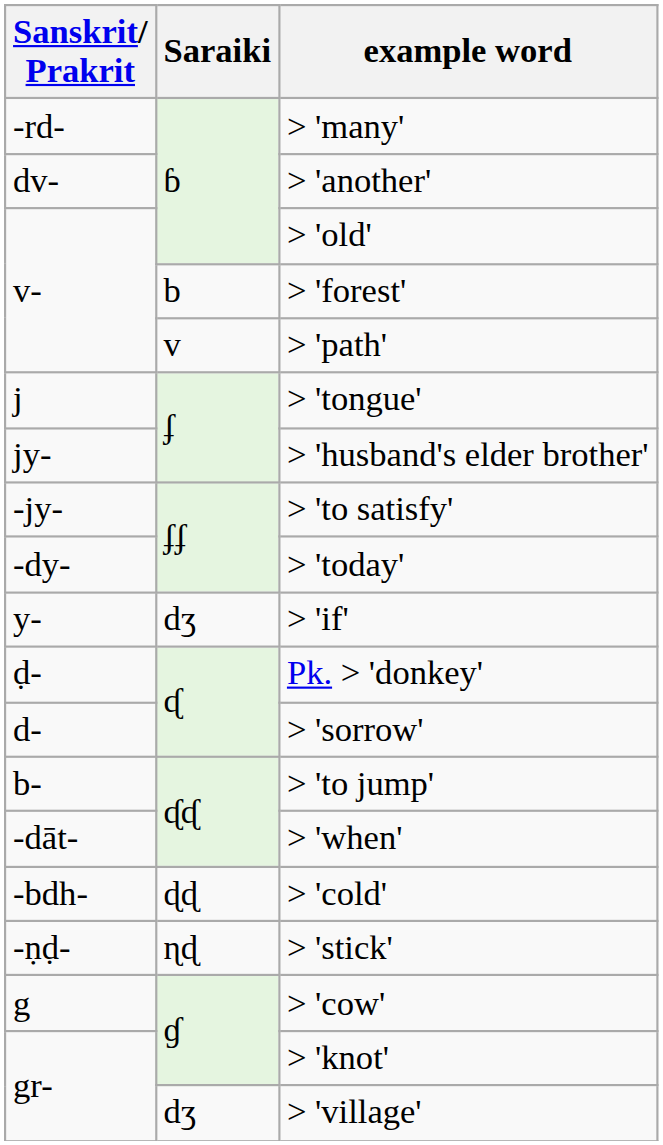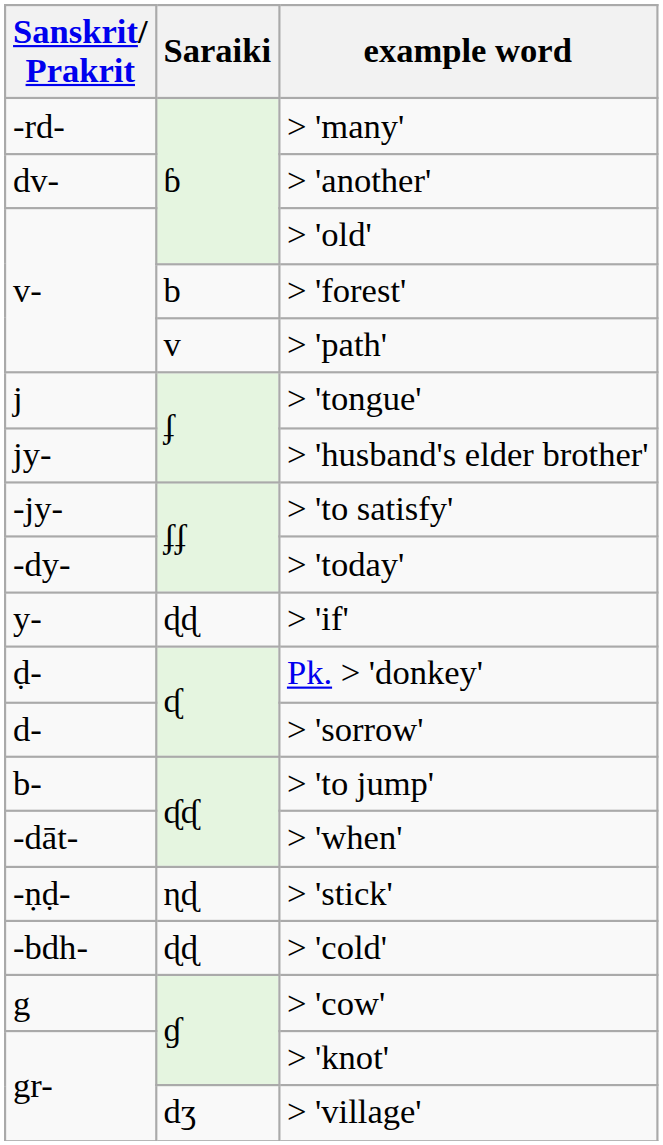(180, 618) dʒ -> (181, 618) ɖɖ
rows swapped: (337, 892) <-> (340, 947)
